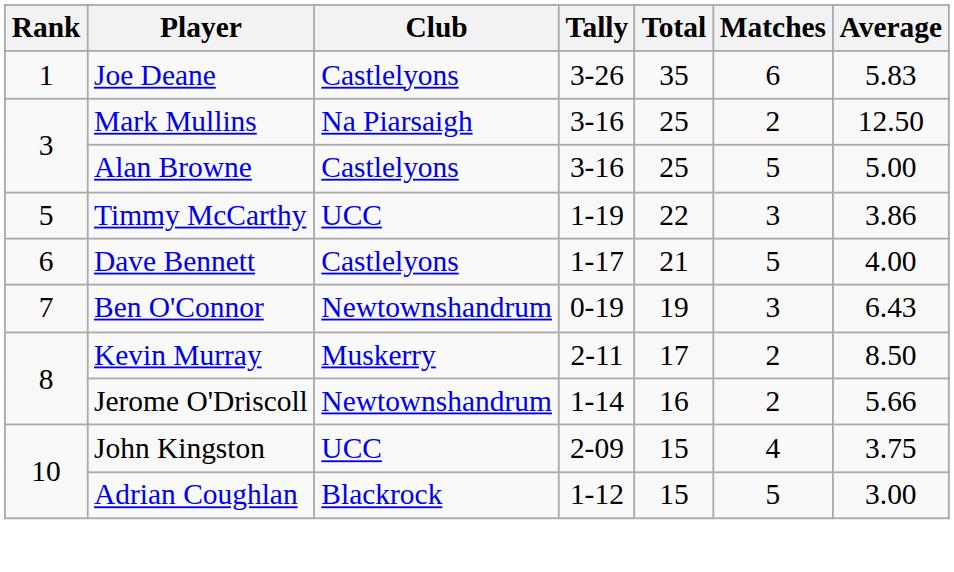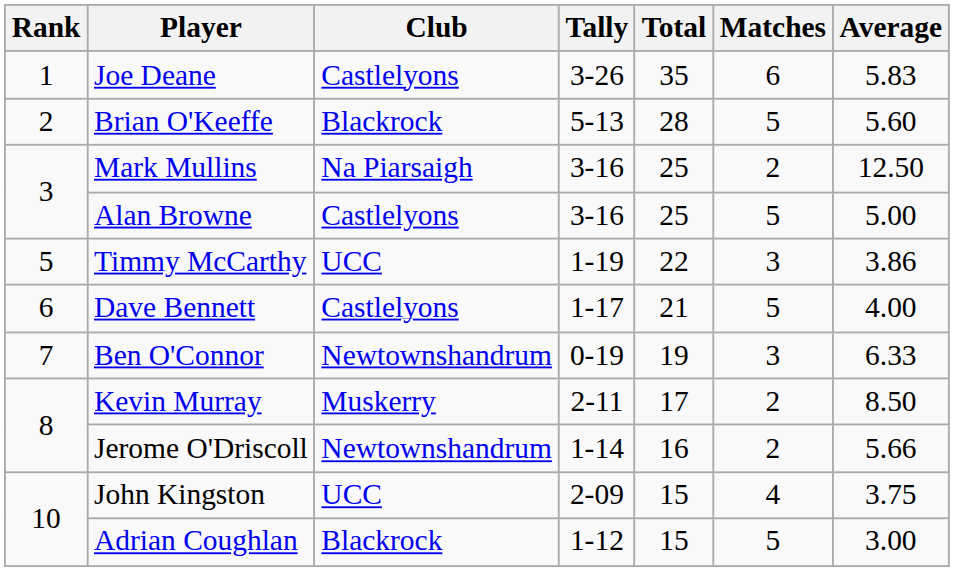+ row: (183, 121)
(891, 307) 6.43 -> (891, 354) 6.33
